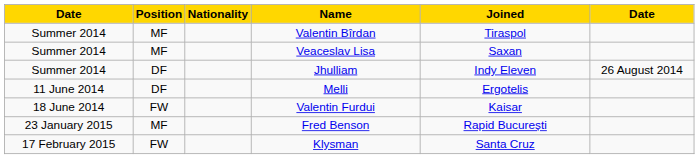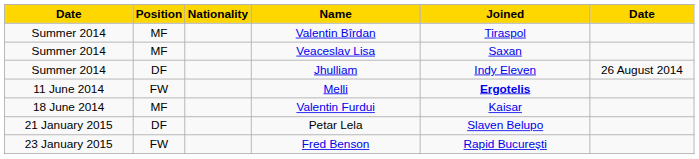(159, 89) DF -> (159, 89) FW
(505, 89) normal -> (505, 89) bold
(159, 107) FW -> (159, 107) MF
+ row: (336, 126)
(159, 126) MF -> (159, 145) FW
- row: (336, 145)
